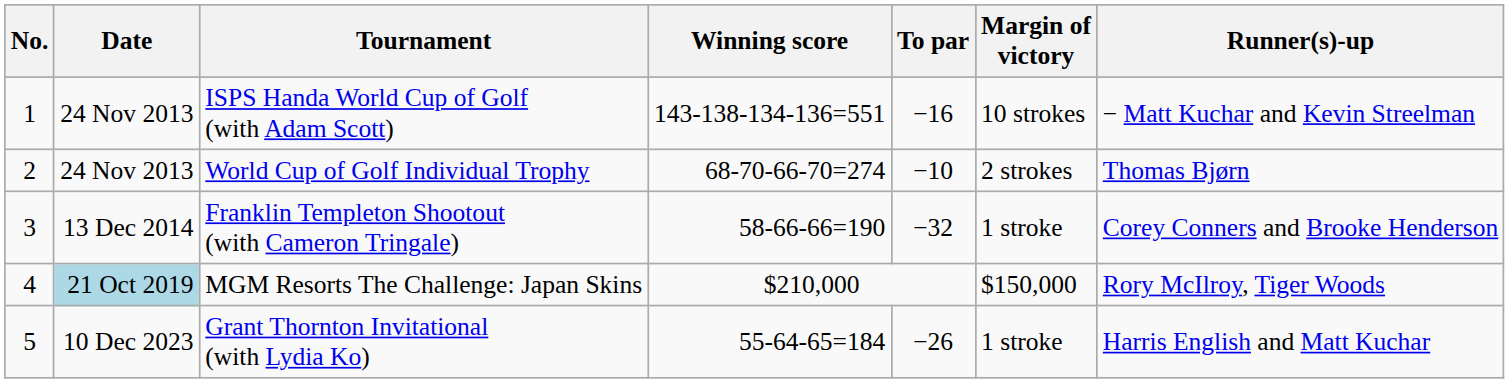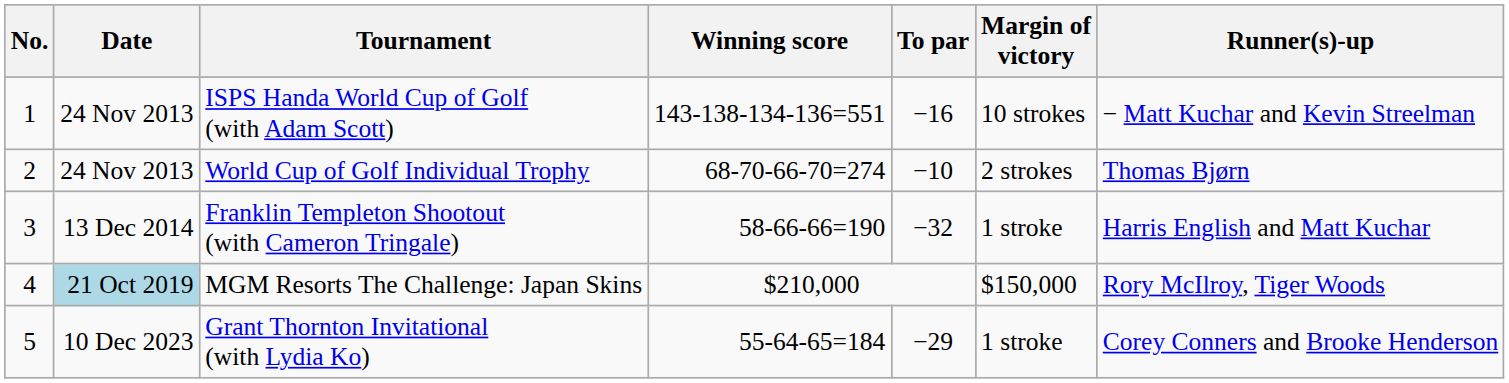(1301, 227) Corey Conners and Brooke Henderson -> (1267, 227) Harris English and Matt Kuchar
(933, 342) −26 -> (933, 342) −29
(1267, 342) Harris English and Matt Kuchar -> (1301, 342) Corey Conners and Brooke Henderson
